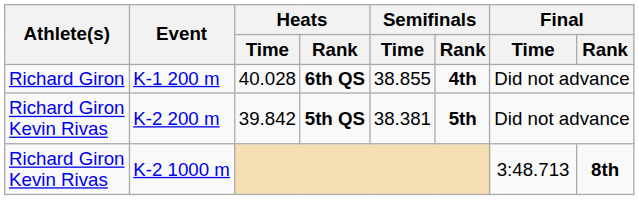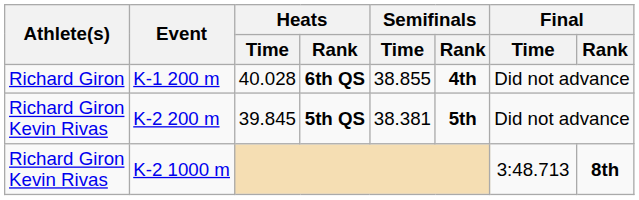(267, 119) 39.842 -> (267, 119) 39.845
